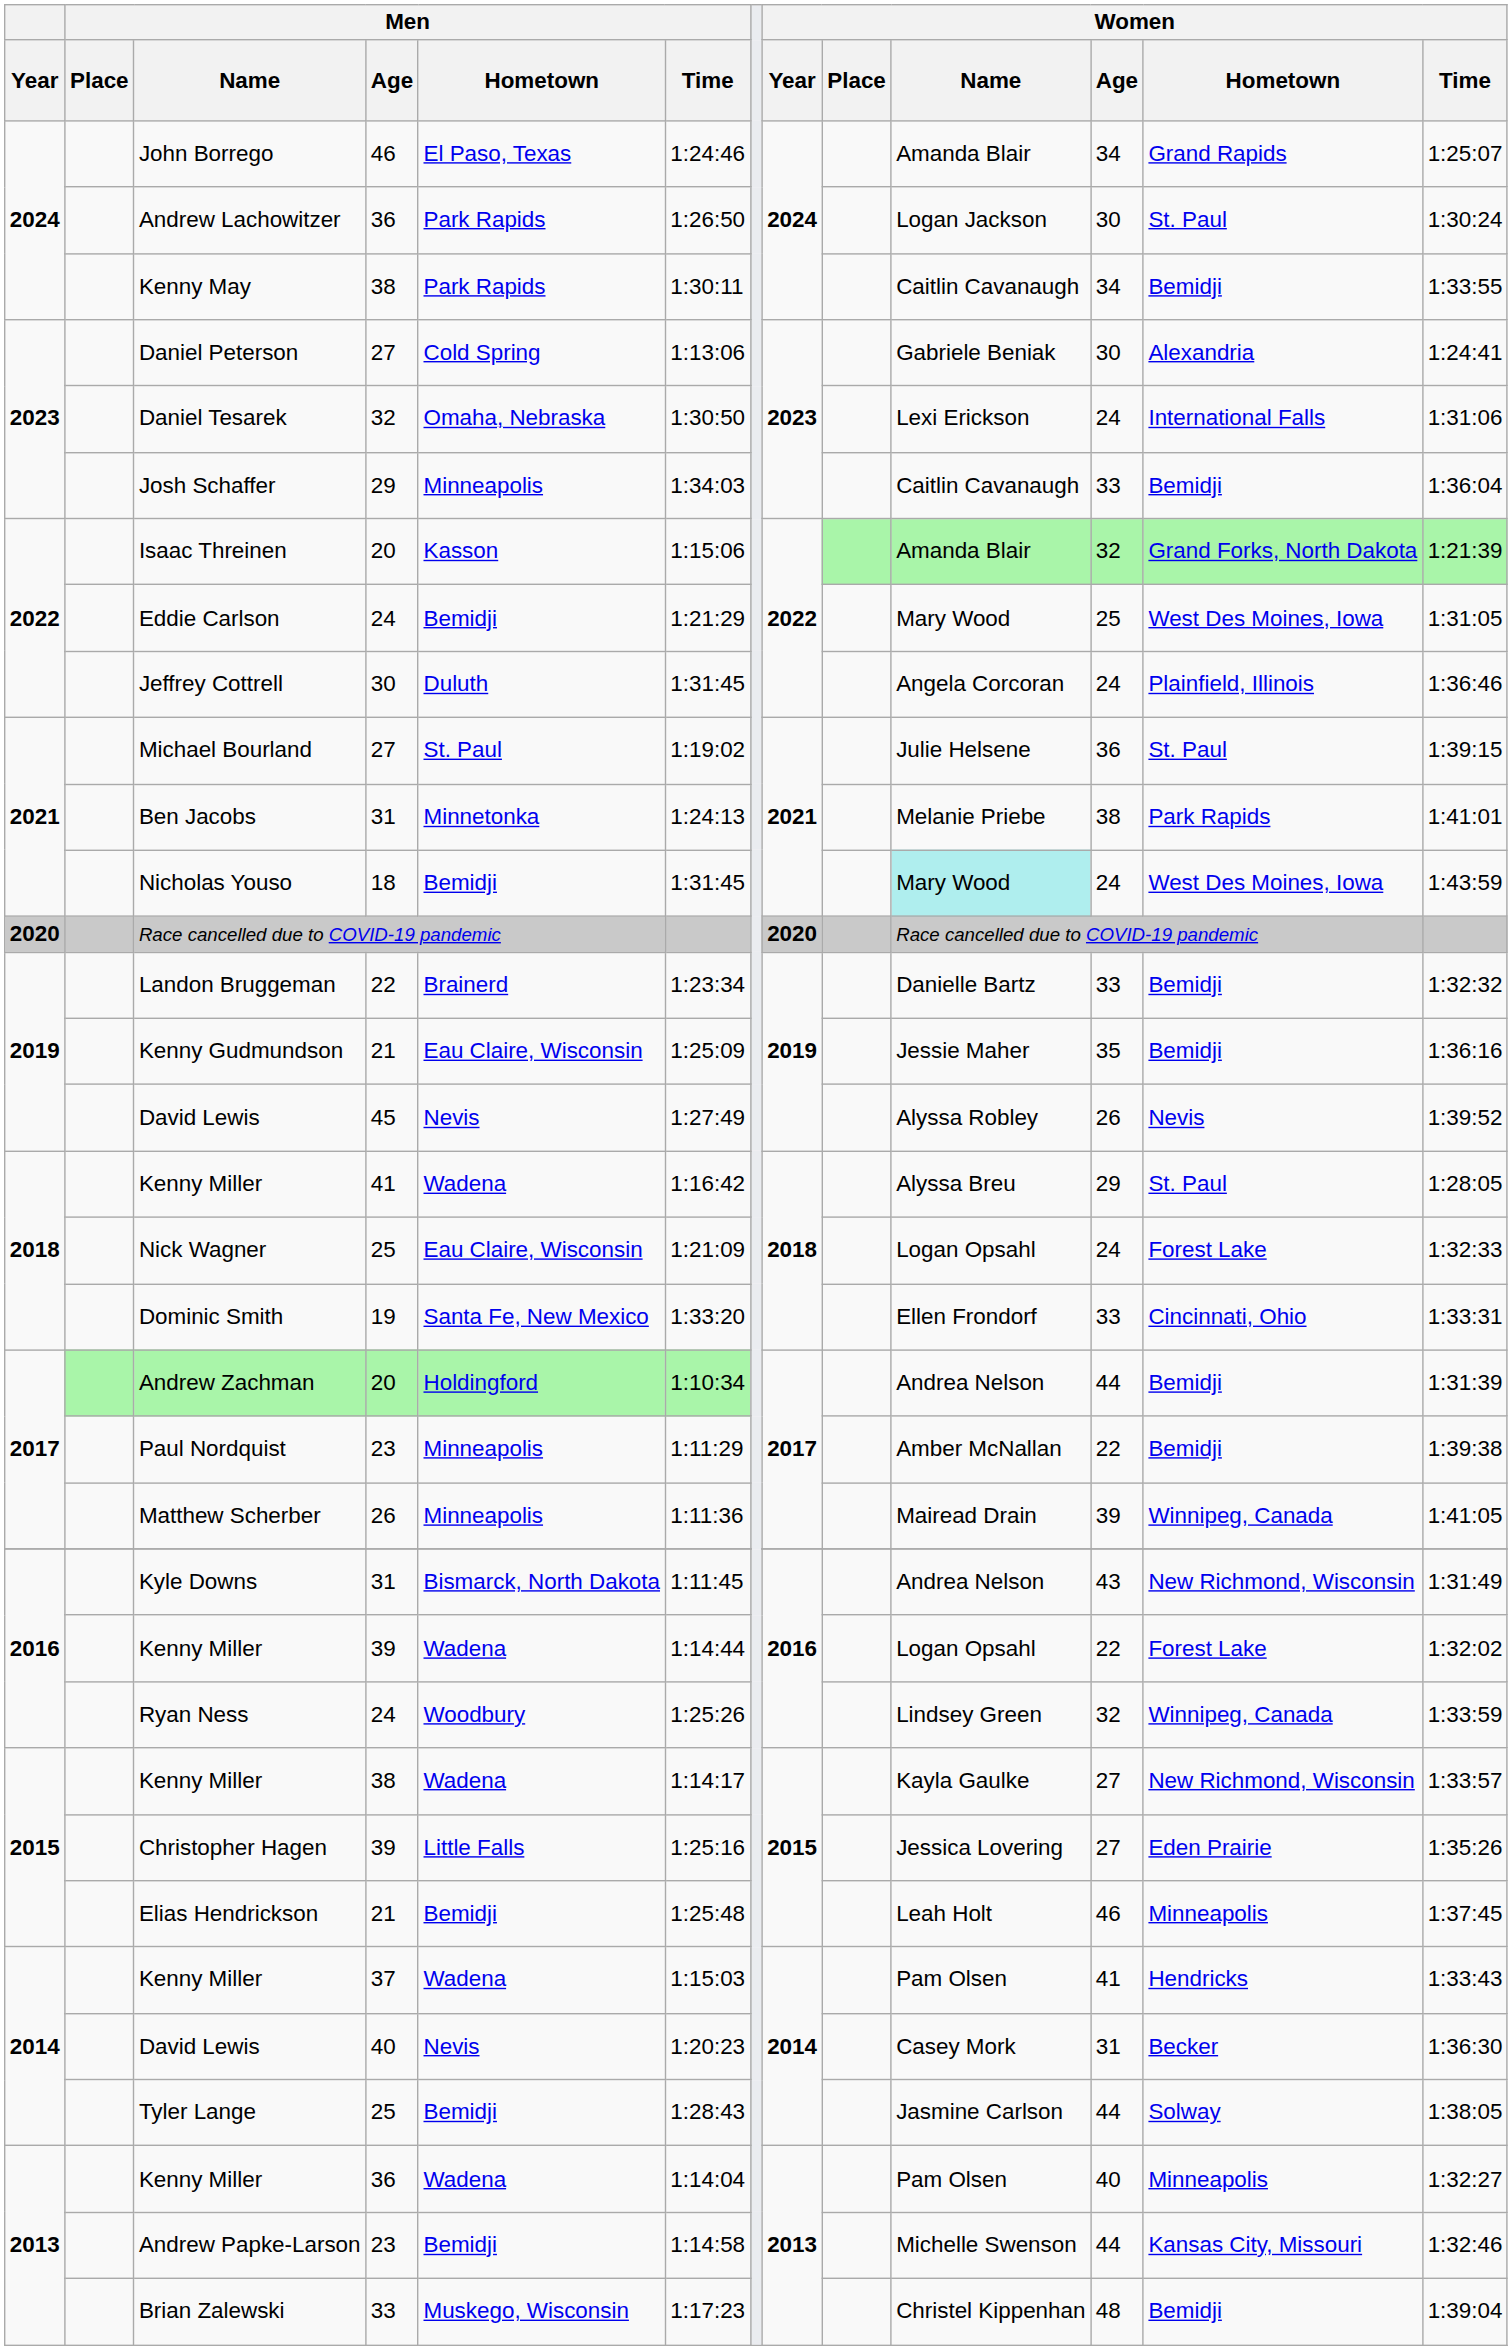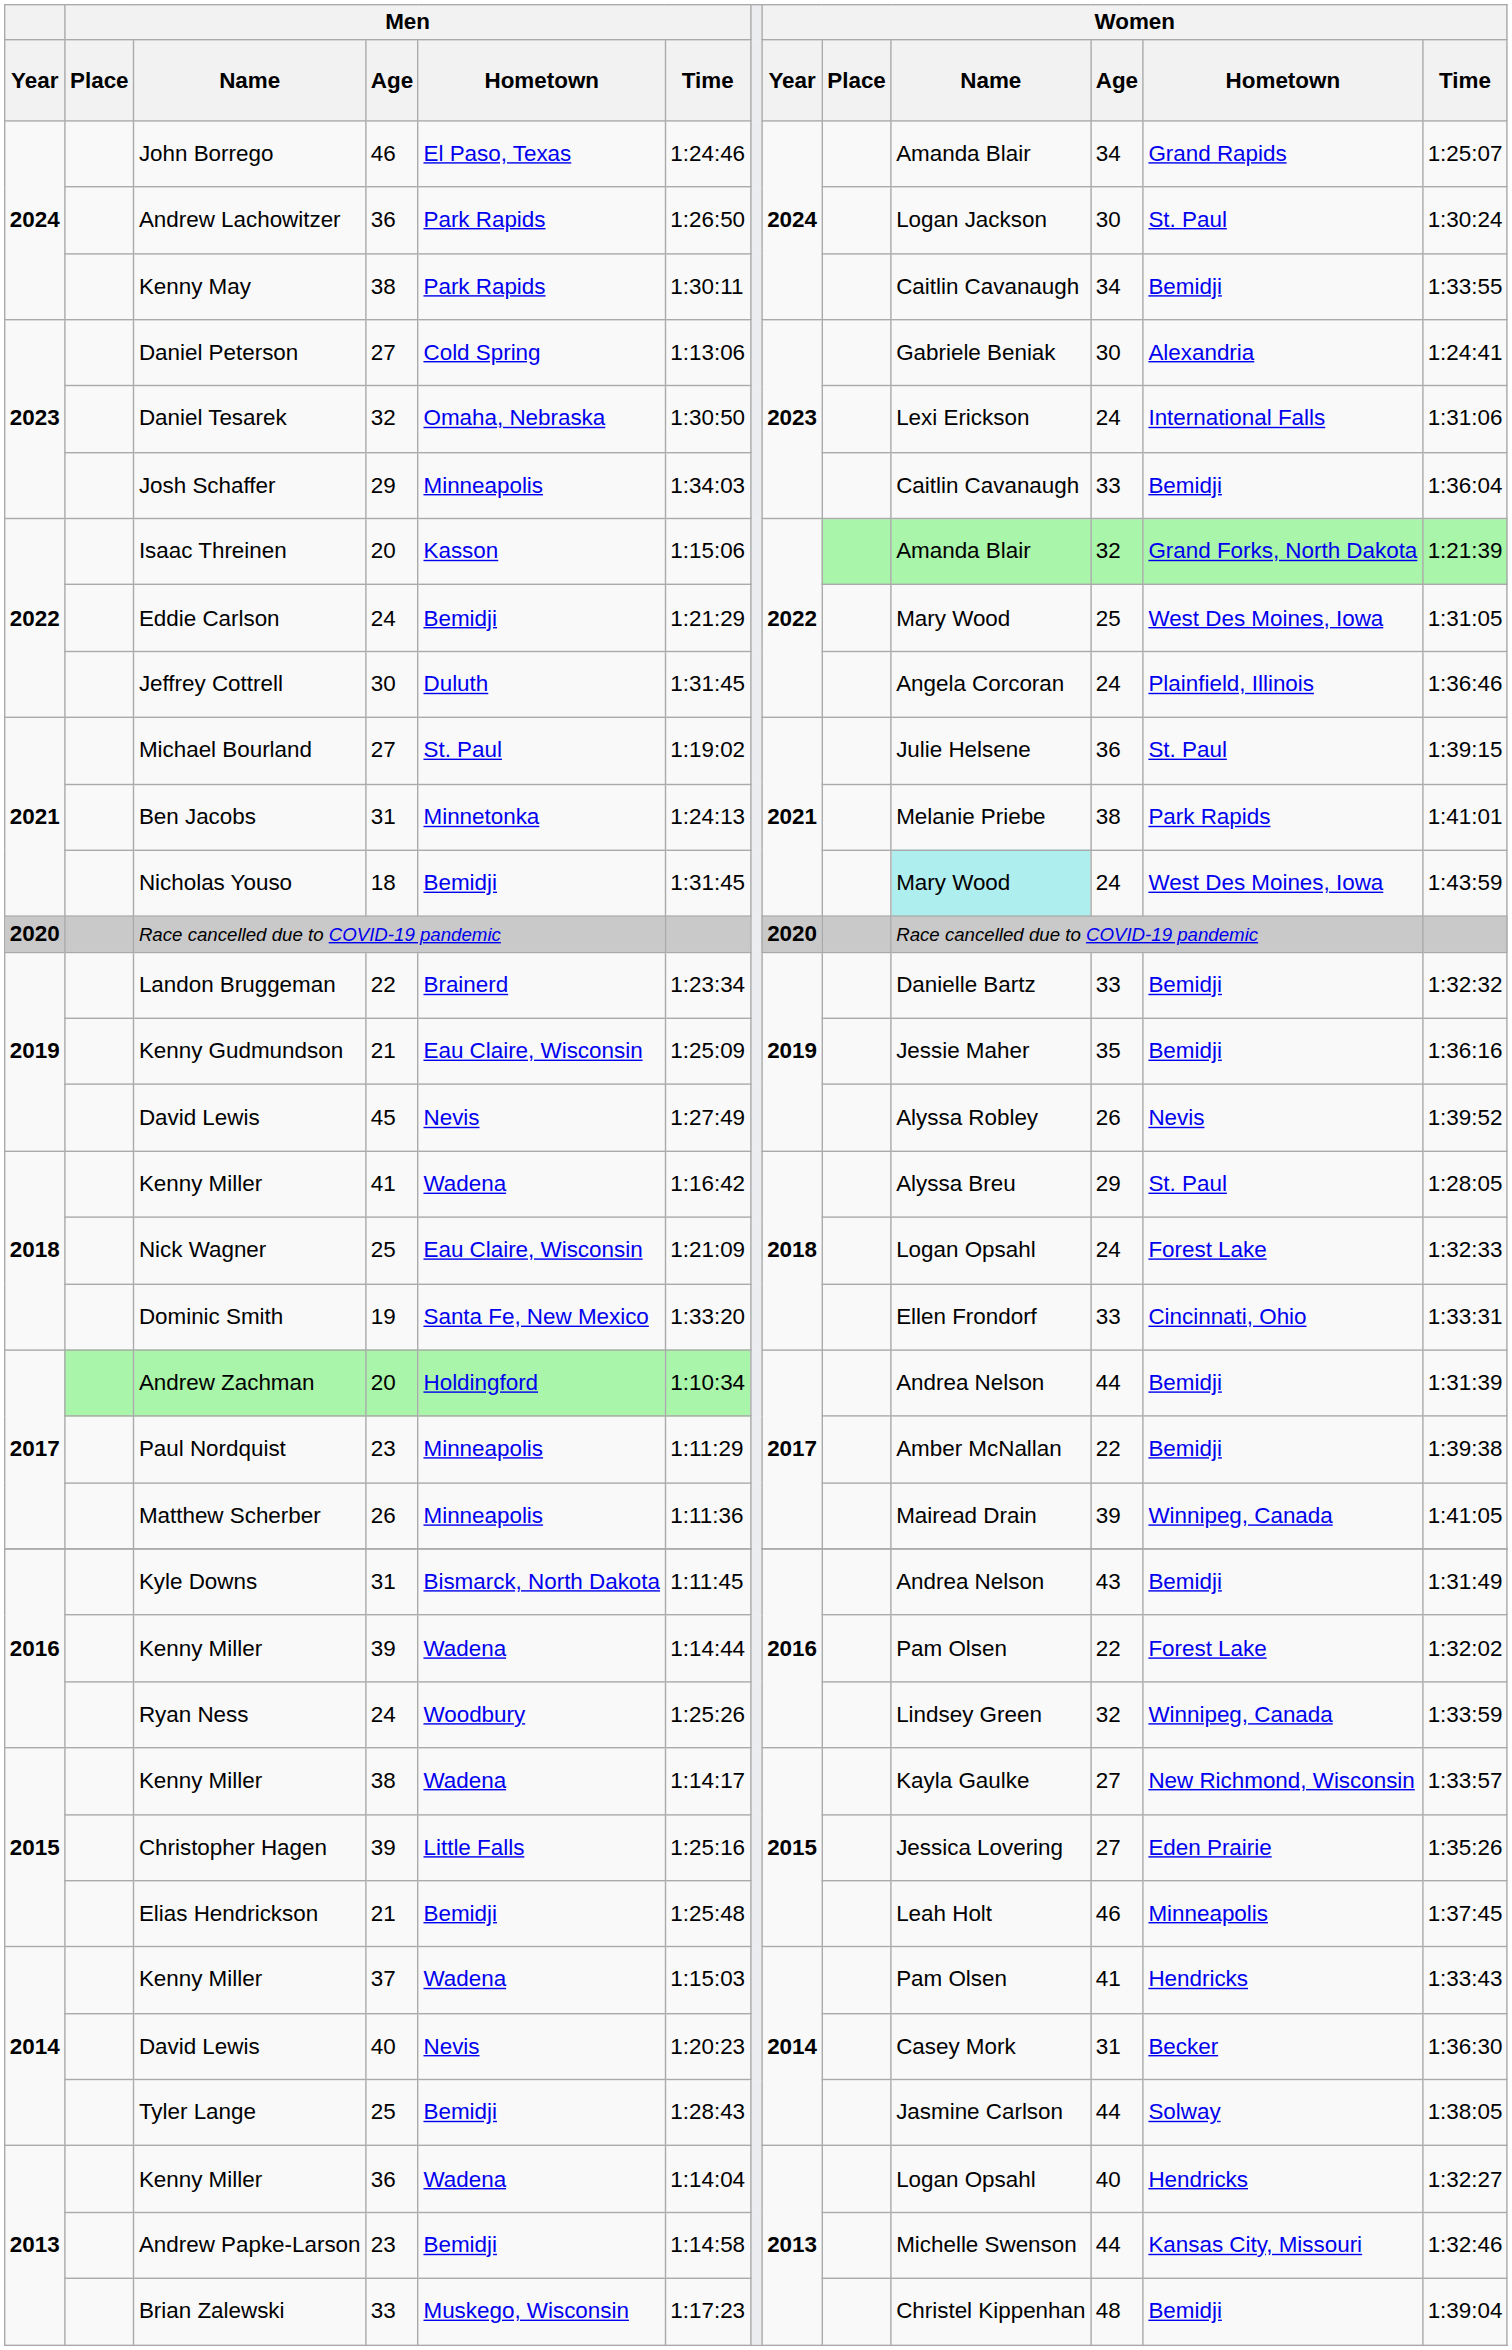(1282, 1581) New Richmond, Wisconsin -> (1185, 1581) Bemidji
(966, 1648) Logan Opsahl -> (952, 1648) Pam Olsen
(952, 2178) Pam Olsen -> (966, 2178) Logan Opsahl
(1208, 2178) Minneapolis -> (1198, 2178) Hendricks
